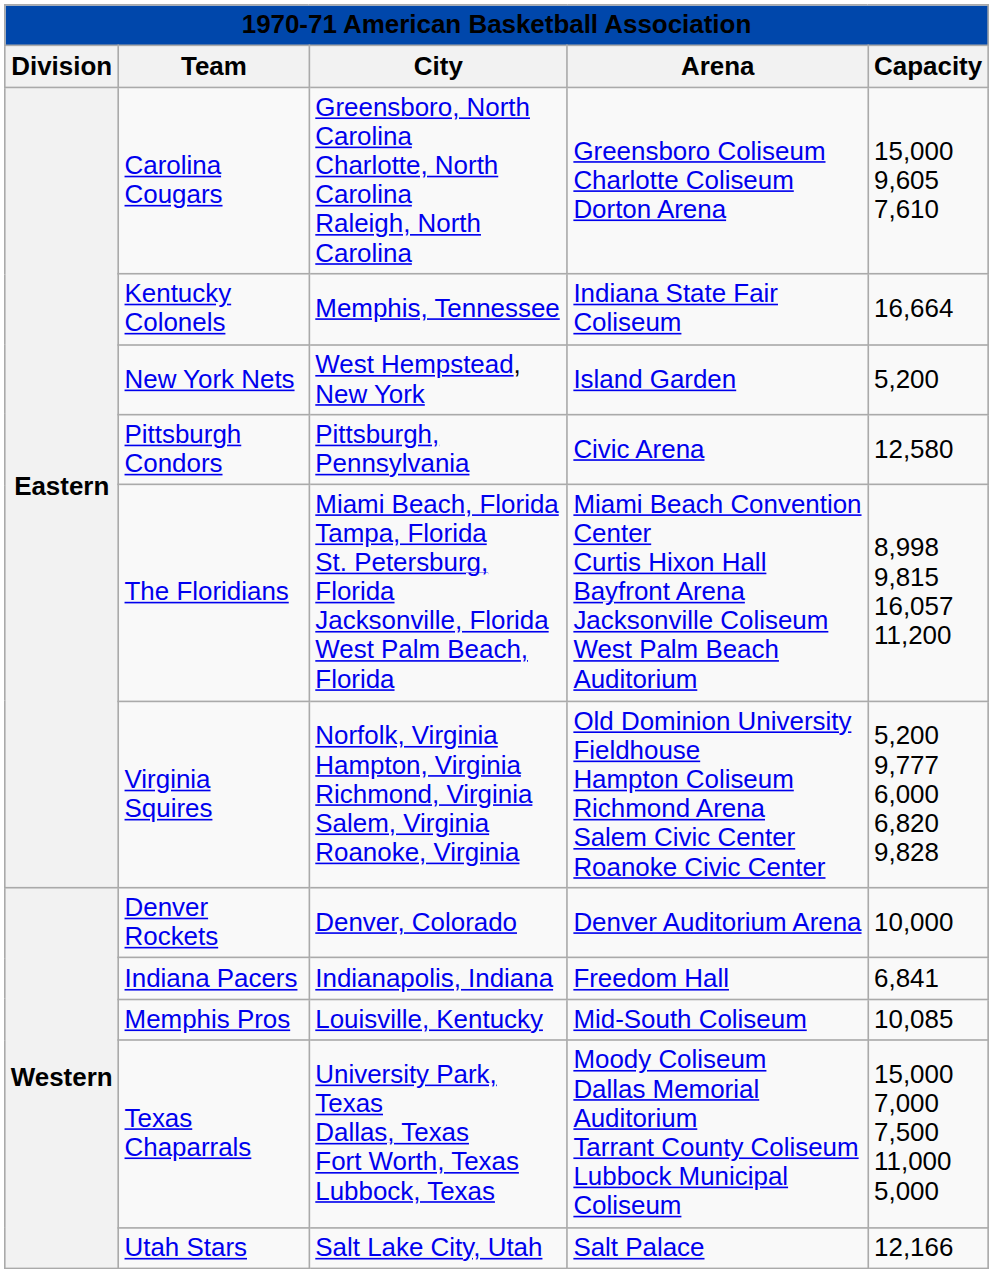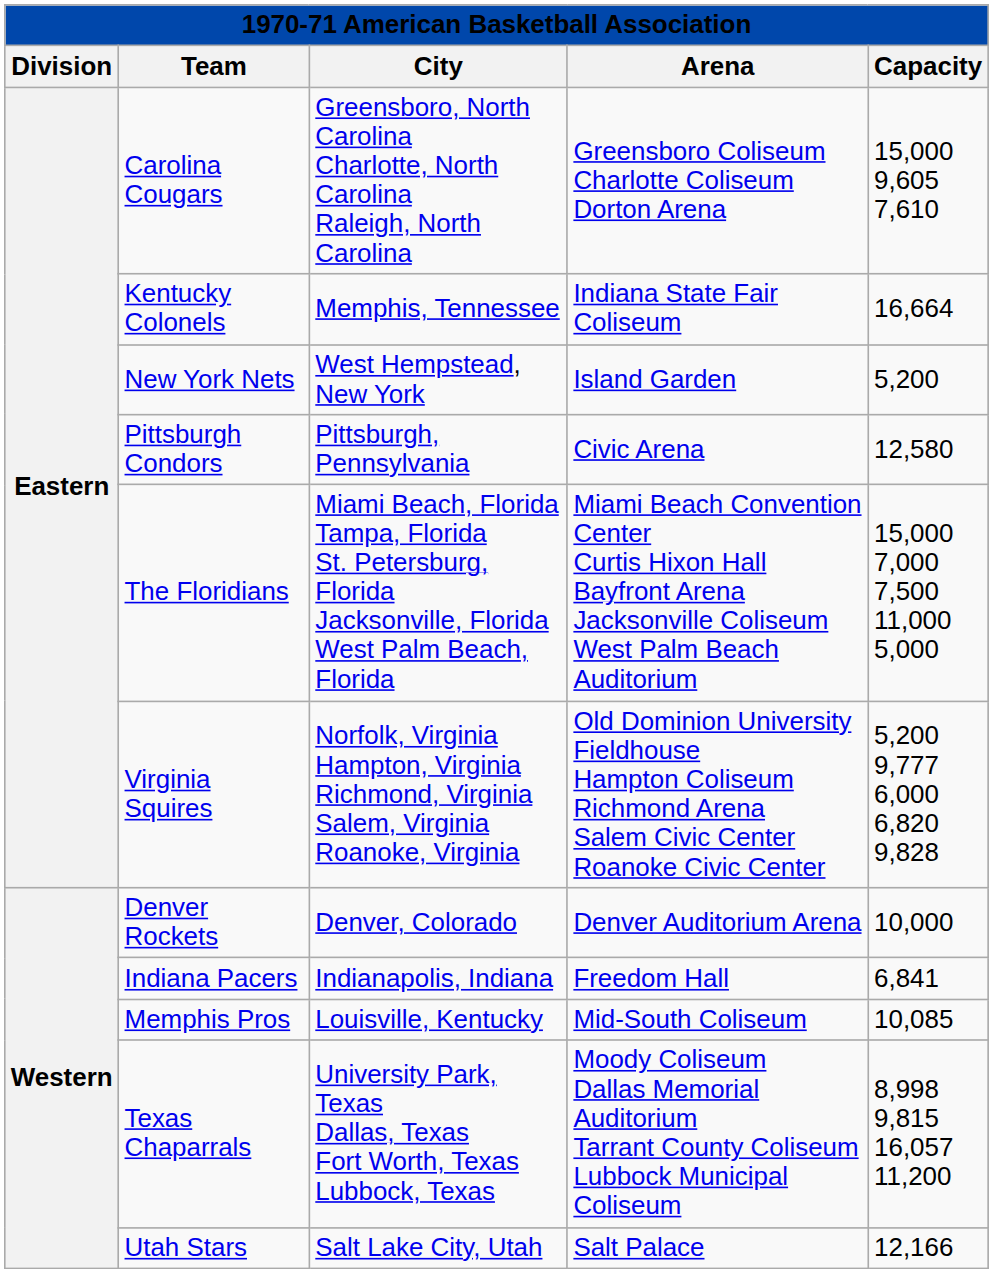(914, 592) 8,998 9,815 16,057 11,200 -> (914, 592) 15,000 7,000 7,500 11,000 5,000
(914, 1133) 15,000 7,000 7,500 11,000 5,000 -> (914, 1133) 8,998 9,815 16,057 11,200
